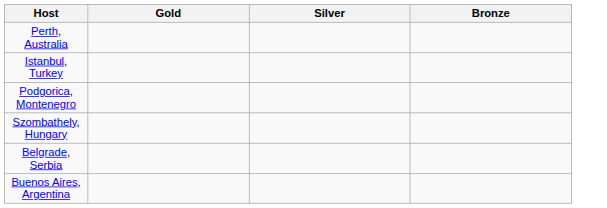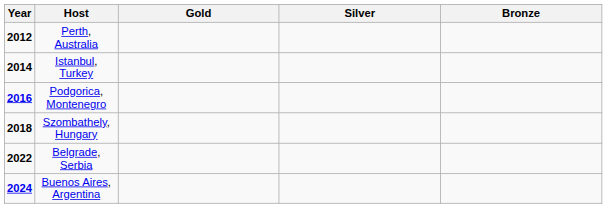+ column: (20, 14)
